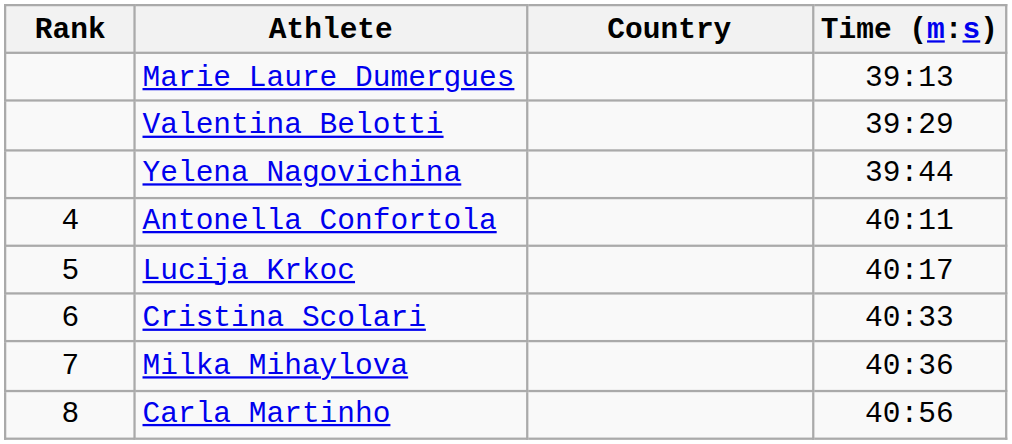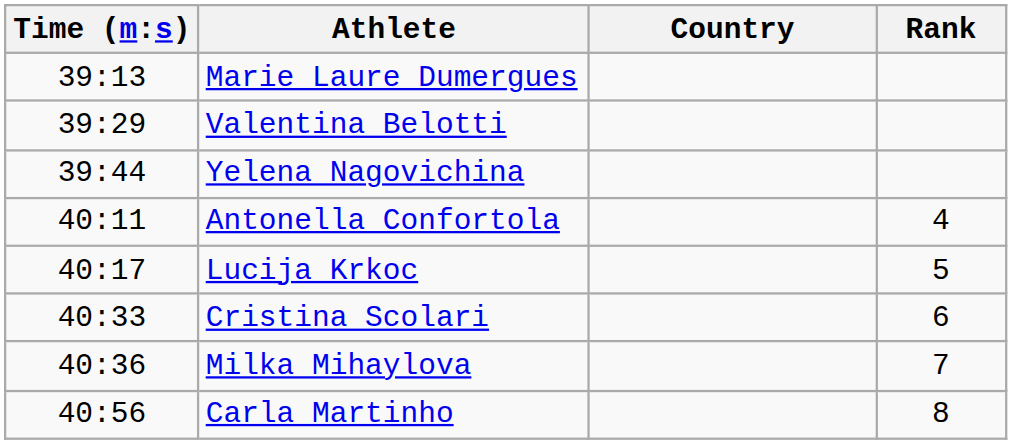columns swapped: (70, 29) <-> (909, 29)
